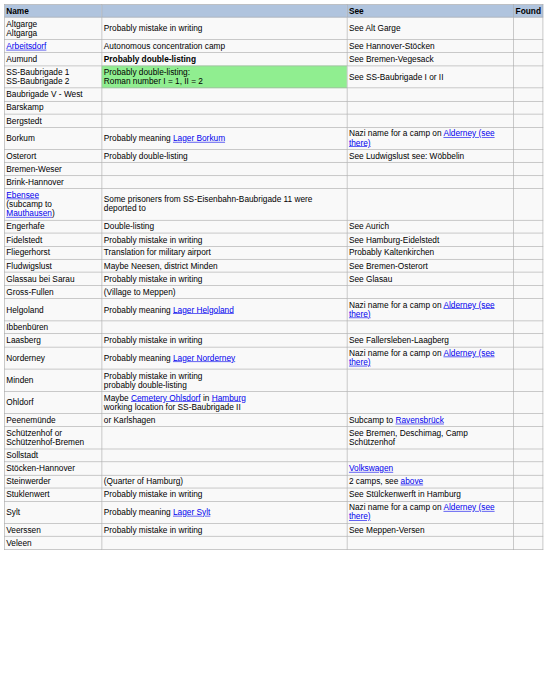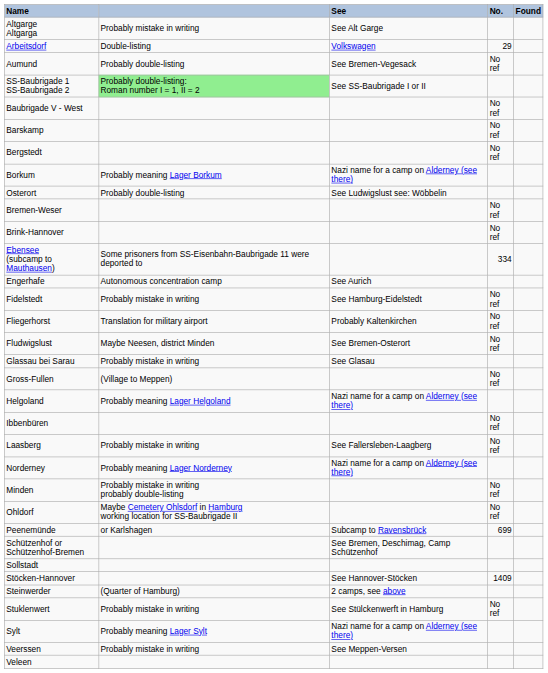+ column: (496, 10)
(164, 46) Autonomous concentration camp -> (126, 46) Double-listing
(392, 46) See Hannover-Stöcken -> (353, 46) Volkswagen
(150, 59) bold -> (142, 63) normal
(129, 226) Double-listing -> (161, 281) Autonomous concentration camp
(371, 468) Volkswagen -> (374, 578) See Hannover-Stöcken
